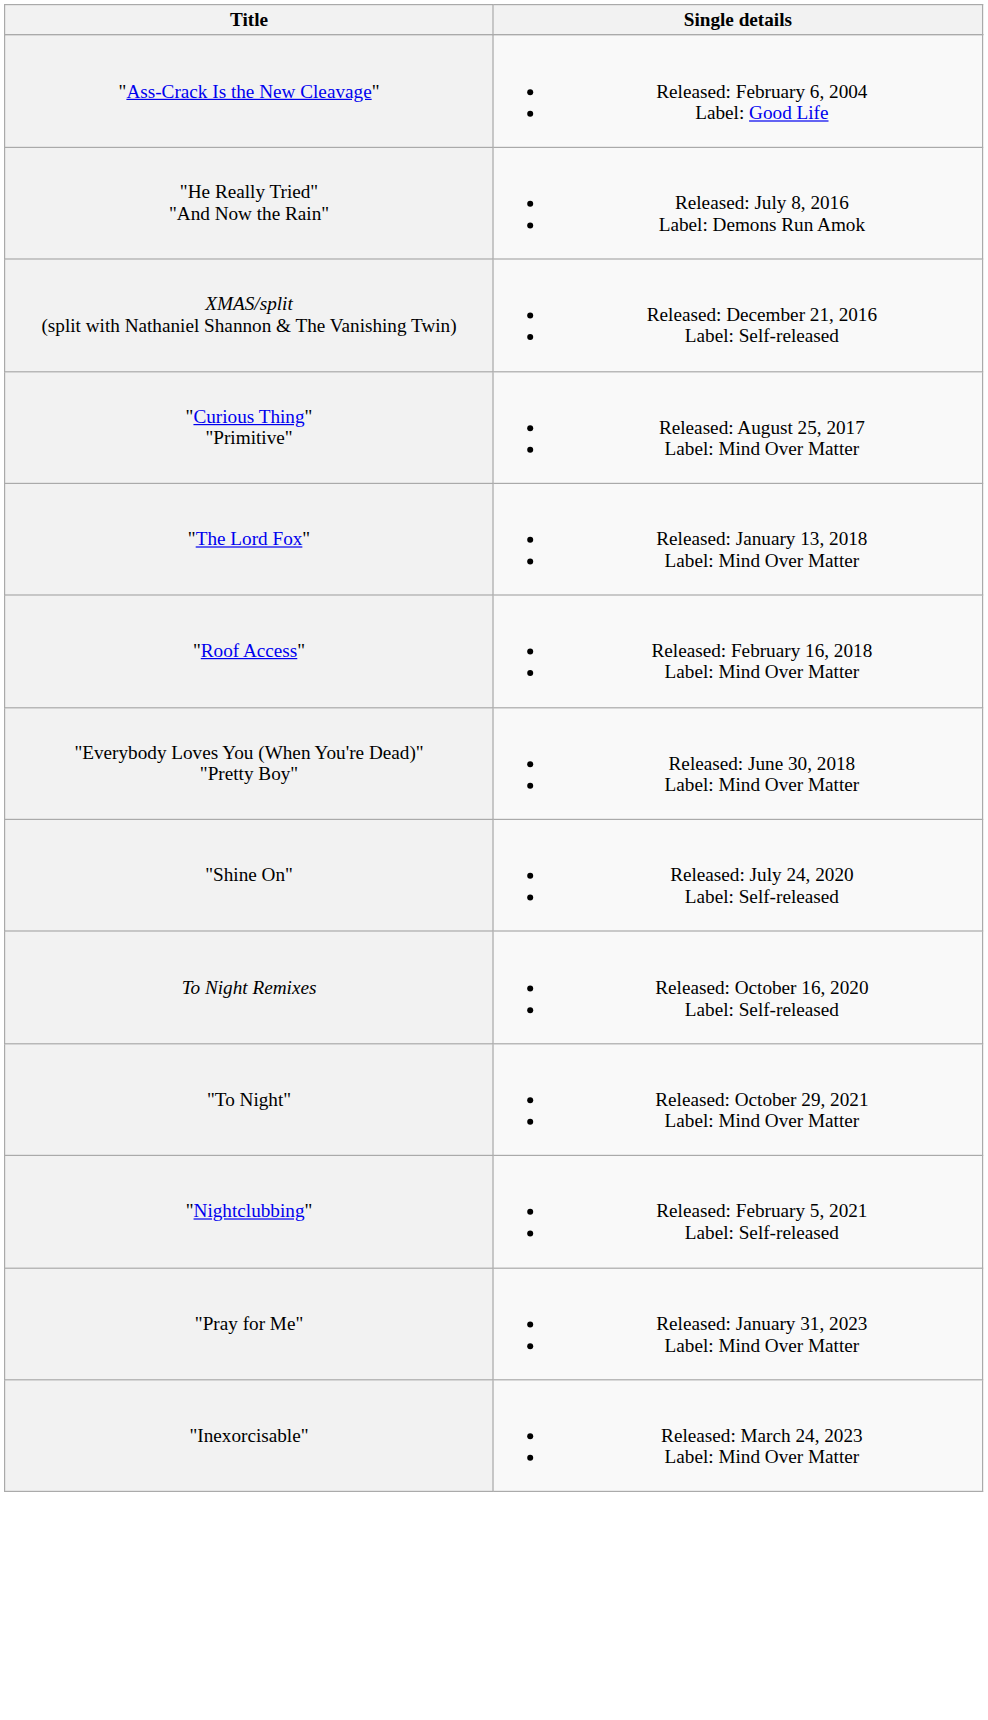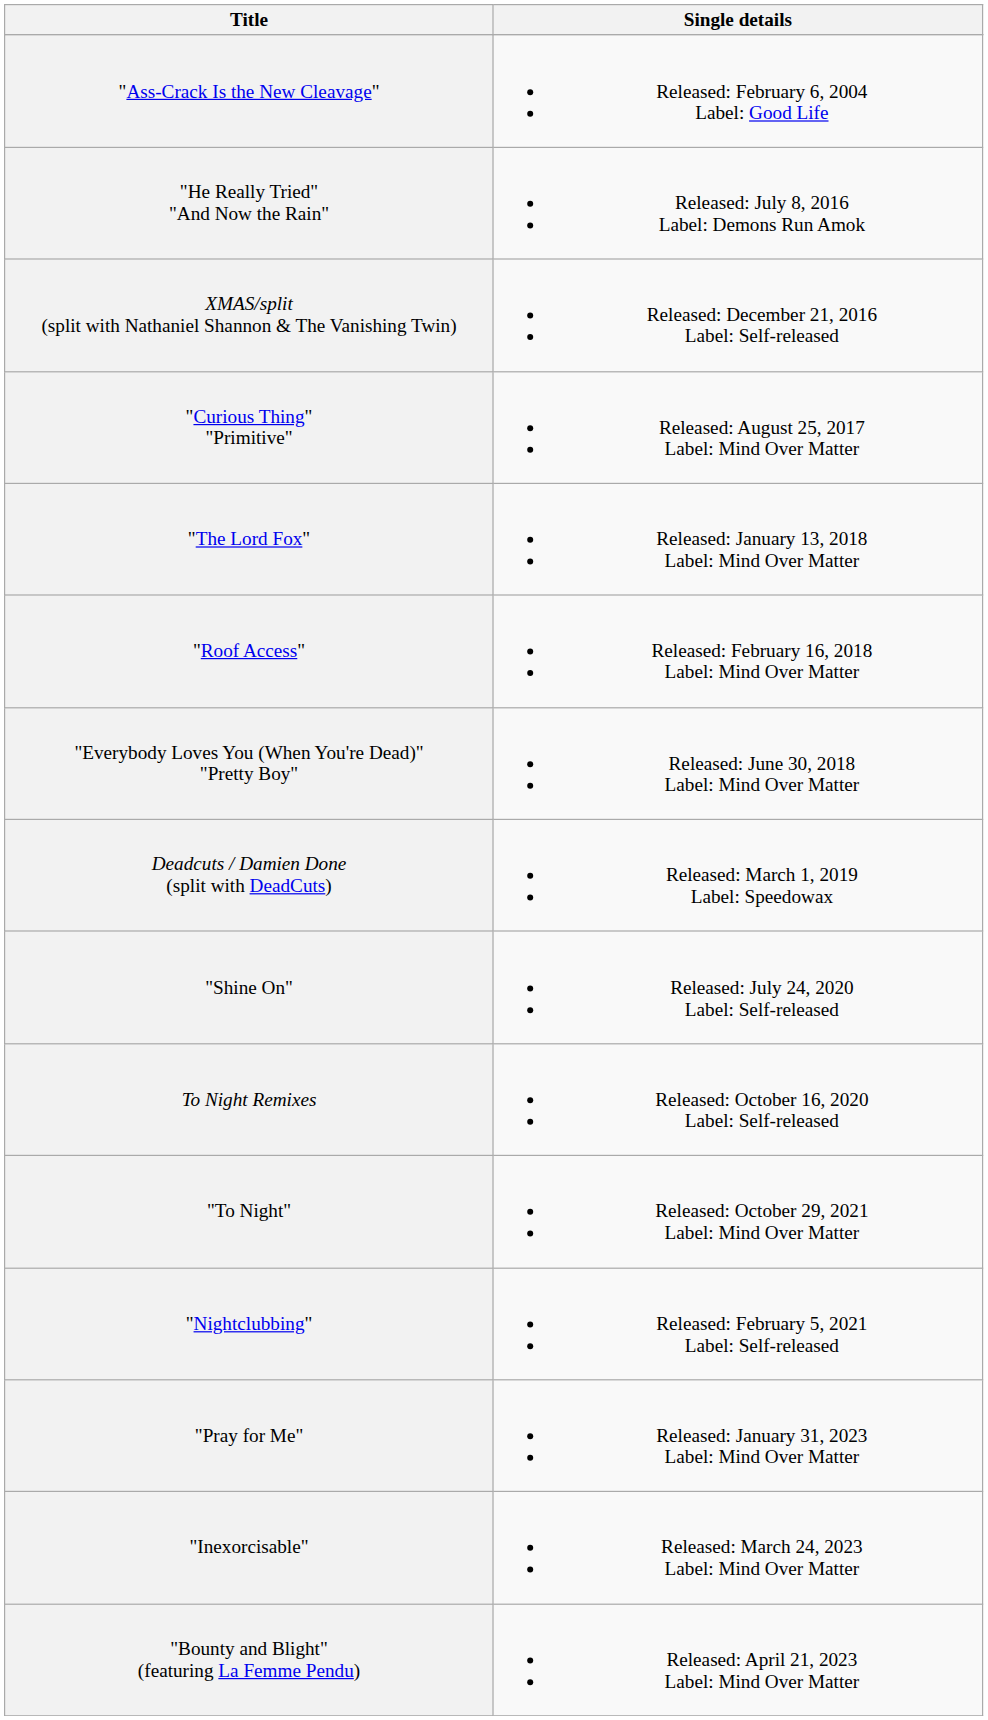+ row: (249, 875)
+ row: (249, 1659)
